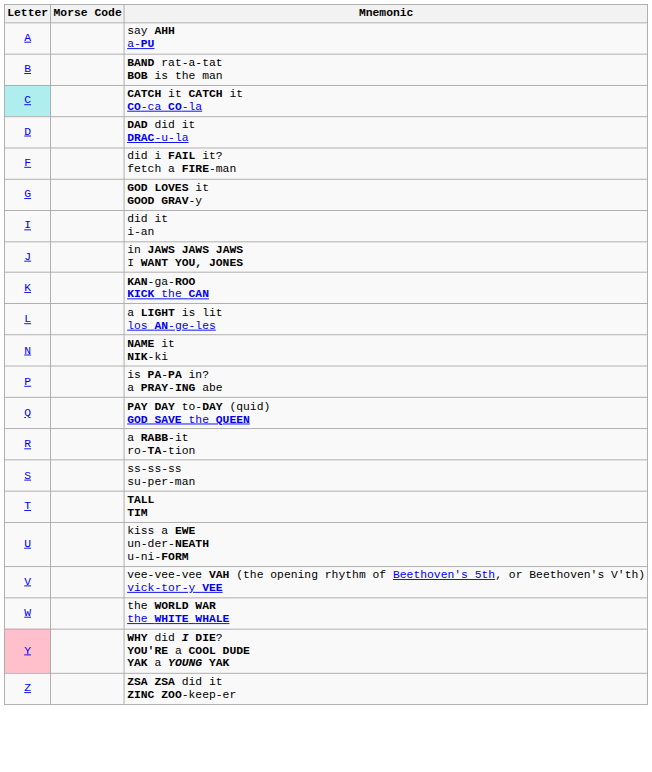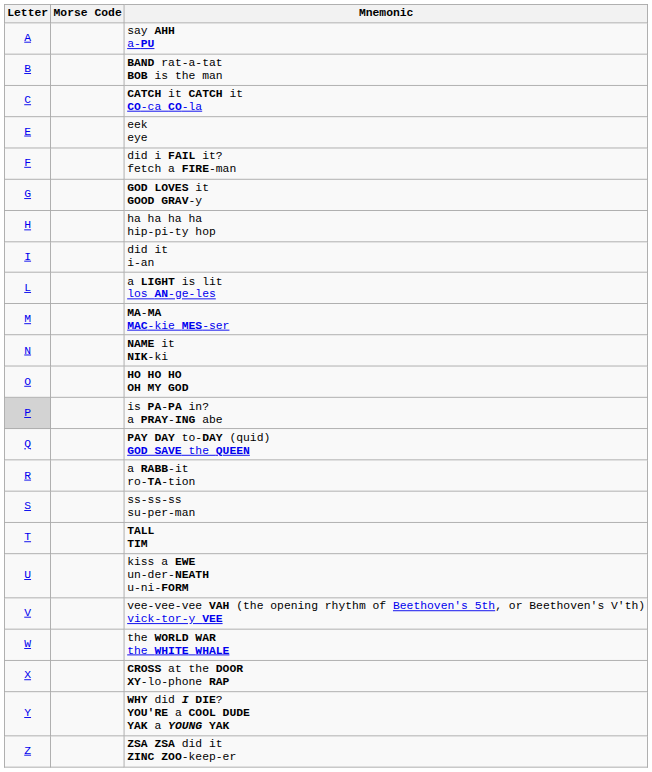(28, 101) paleturquoise background -> (28, 101) no background
- row: (161, 132)
+ row: (137, 132)
+ row: (171, 226)
- row: (185, 257)
- row: (168, 289)
+ row: (178, 320)
+ row: (158, 382)
(28, 382) no background -> (28, 413) lightgrey background
+ row: (185, 676)
(28, 651) pink background -> (28, 714) no background
